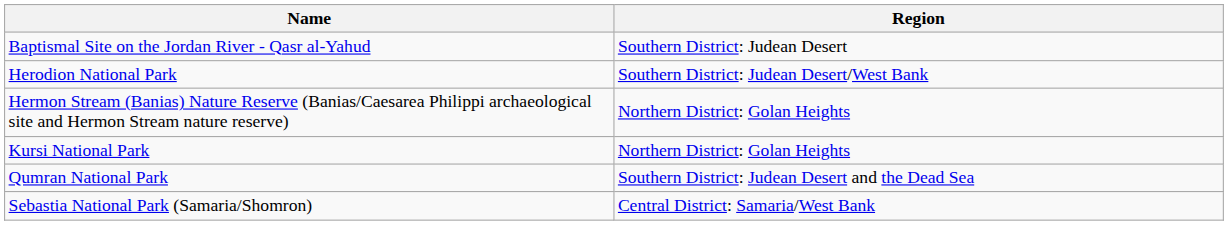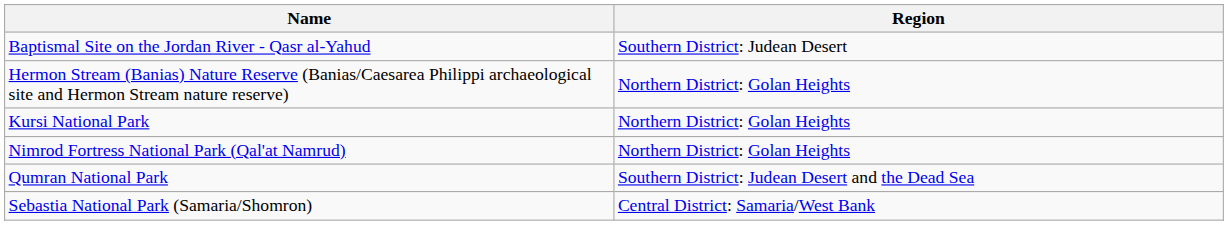- row: (93, 74)
+ row: (177, 149)
